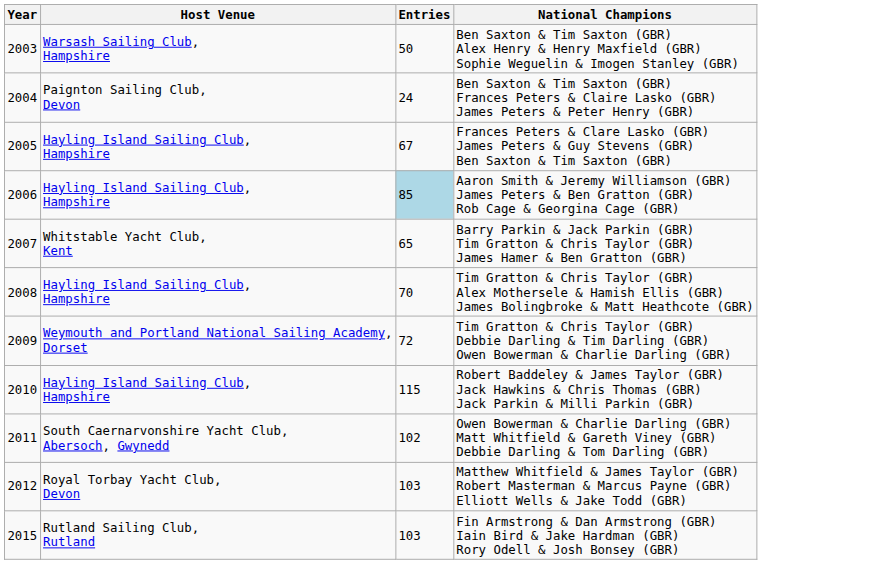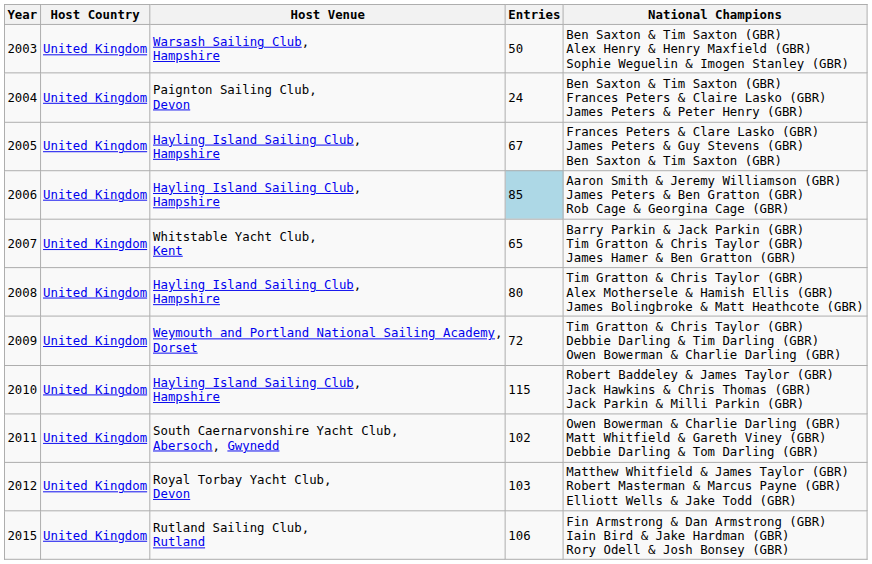+ column: (95, 15)
(406, 292) 70 -> (516, 292) 80
(410, 535) 103 -> (520, 535) 106
